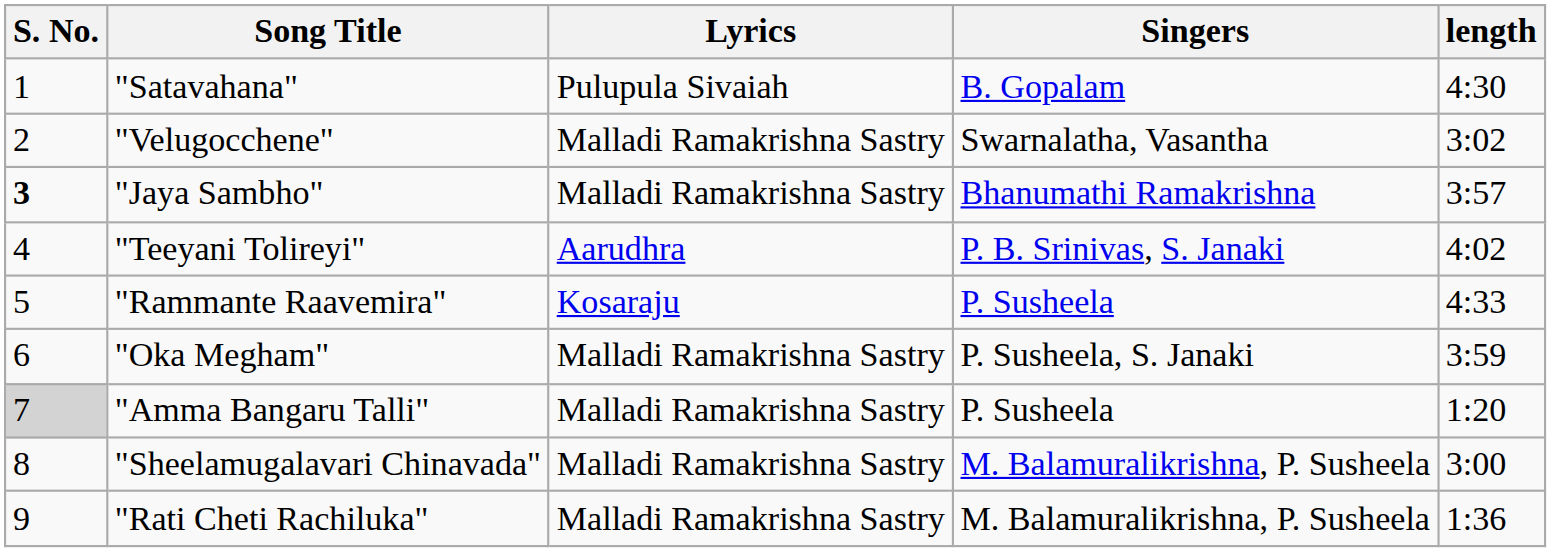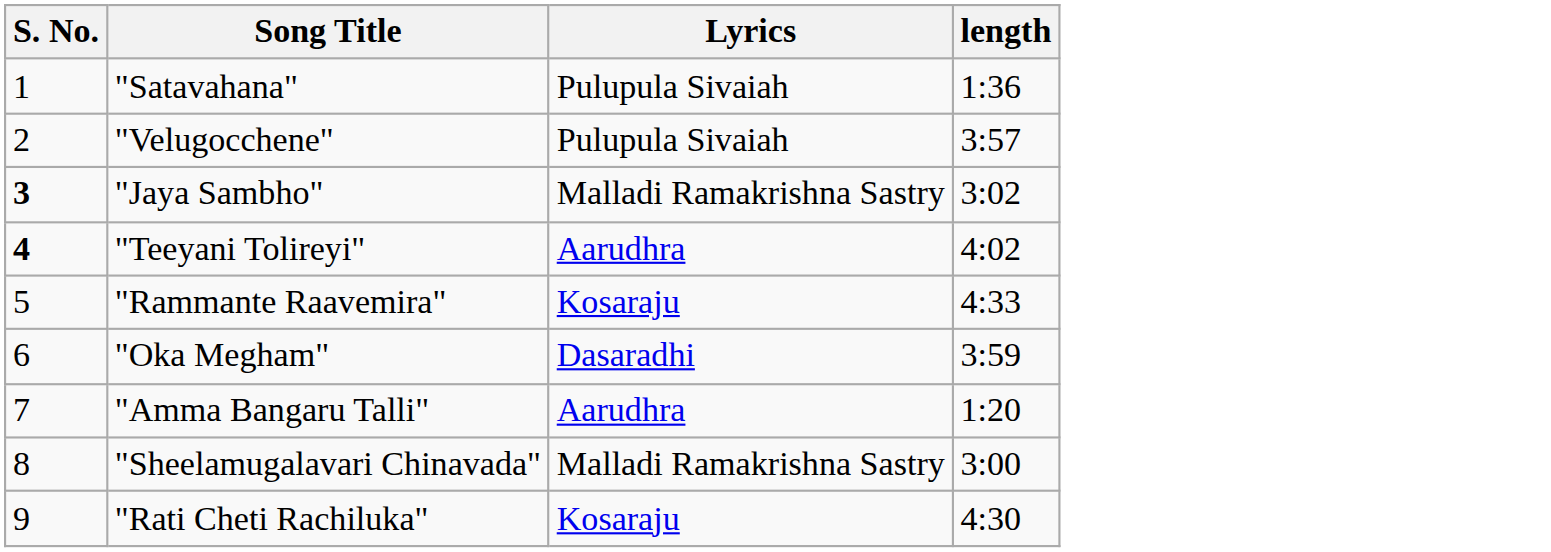- column: (1195, 31)
(1476, 85) 4:30 -> (991, 85) 1:36
(751, 139) Malladi Ramakrishna Sastry -> (673, 139) Pulupula Sivaiah
(1476, 139) 3:02 -> (991, 139) 3:57
(1476, 193) 3:57 -> (991, 193) 3:02
(21, 247) normal -> (21, 247) bold
(751, 355) Malladi Ramakrishna Sastry -> (626, 355) Dasaradhi
(21, 409) lightgrey background -> (21, 409) no background
(751, 409) Malladi Ramakrishna Sastry -> (621, 409) Aarudhra
(751, 517) Malladi Ramakrishna Sastry -> (618, 517) Kosaraju
(1476, 517) 1:36 -> (991, 517) 4:30
